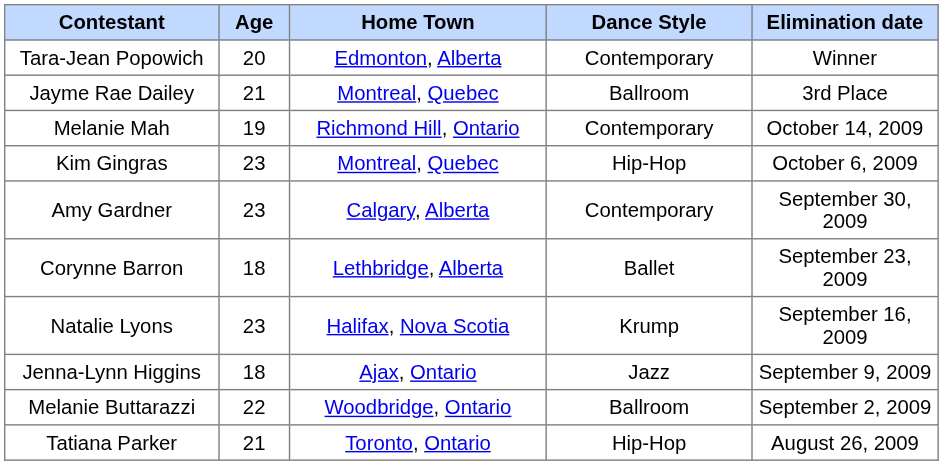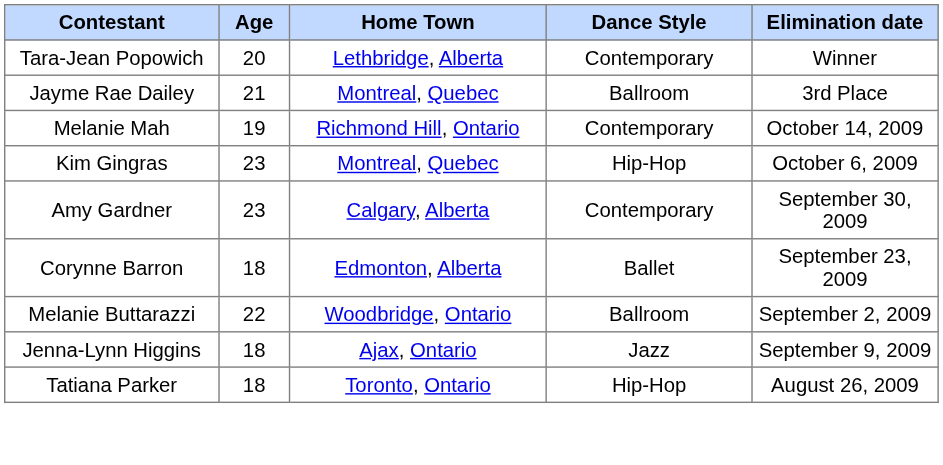(418, 58) Edmonton, Alberta -> (418, 58) Lethbridge, Alberta
(418, 268) Lethbridge, Alberta -> (418, 268) Edmonton, Alberta
- row: (112, 325)
rows swapped: (112, 372) <-> (112, 407)
(254, 443) 21 -> (254, 385) 18
